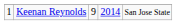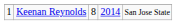(93, 12) 9 -> (93, 12) 8
